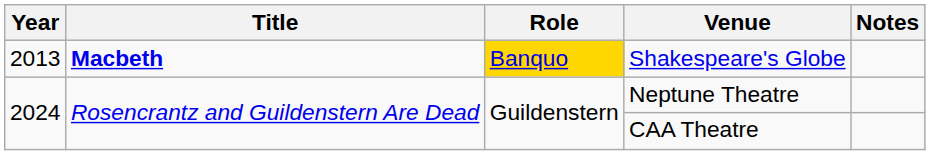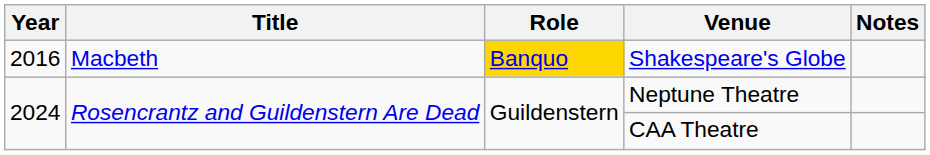(35, 58) 2013 -> (35, 58) 2016
(117, 58) bold -> (115, 58) normal
